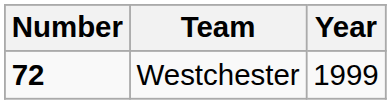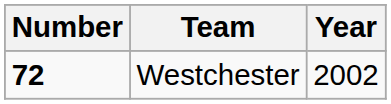(346, 74) 1999 -> (346, 74) 2002
